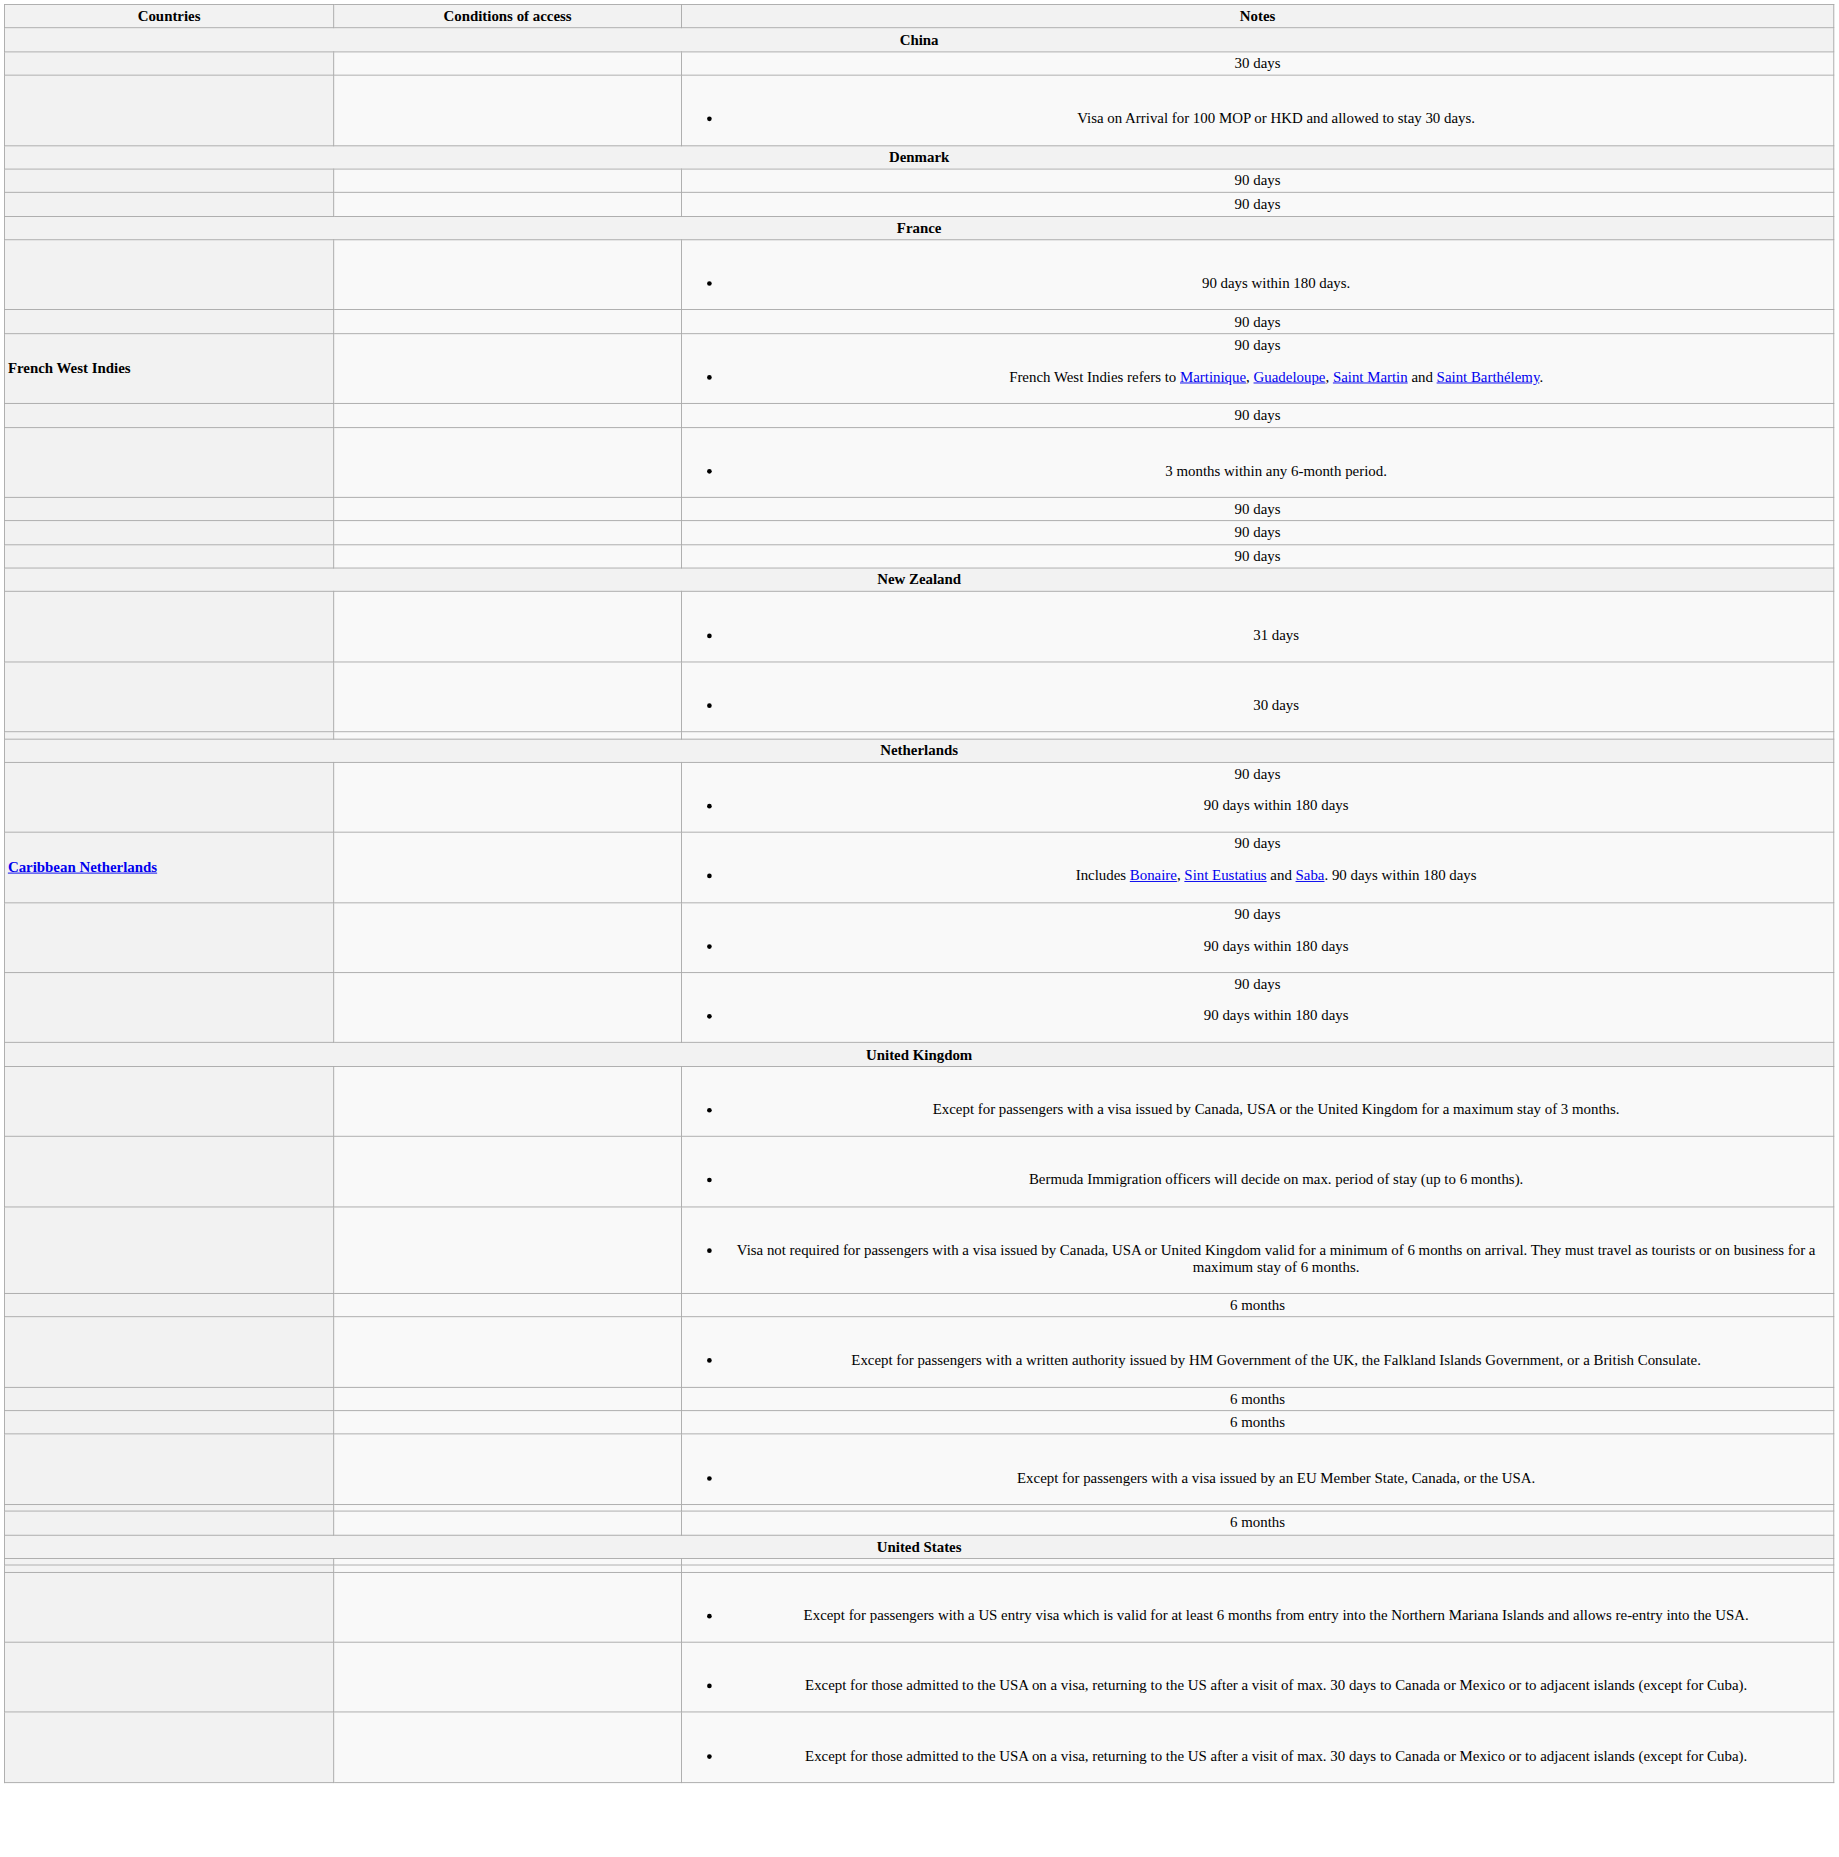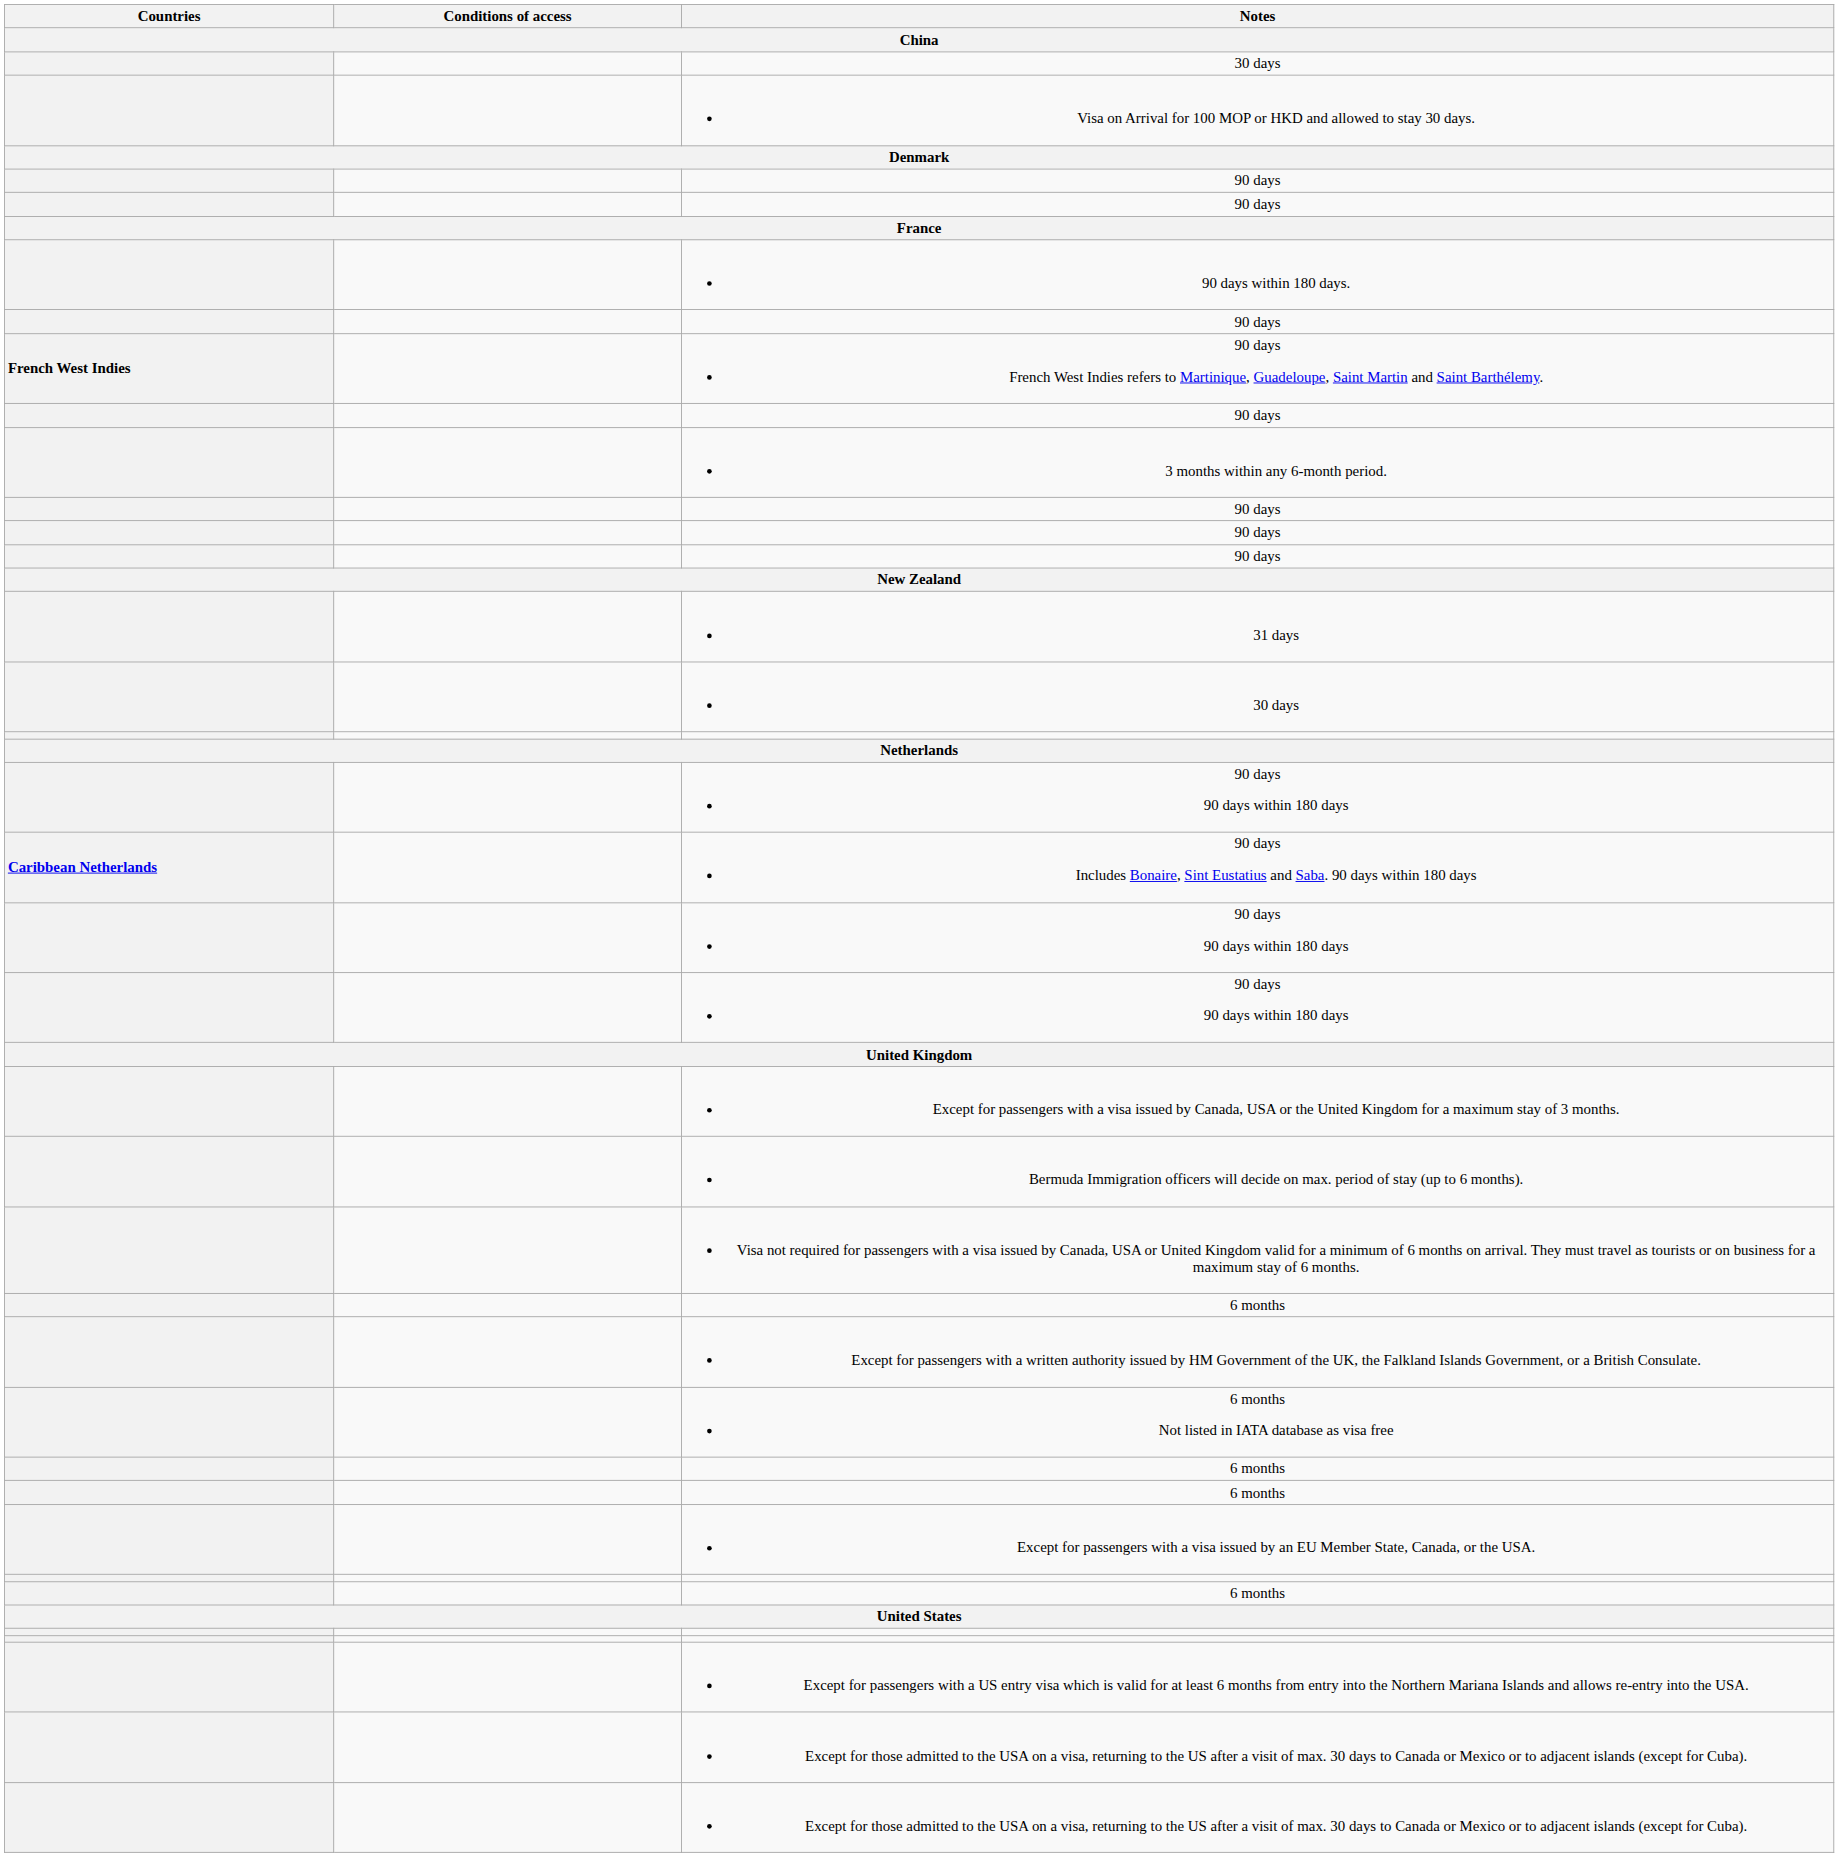+ row: (169, 1422)
